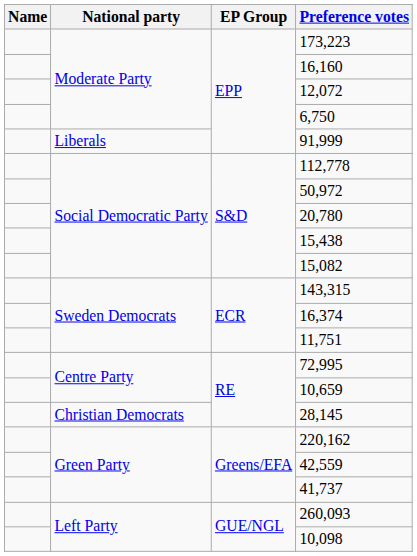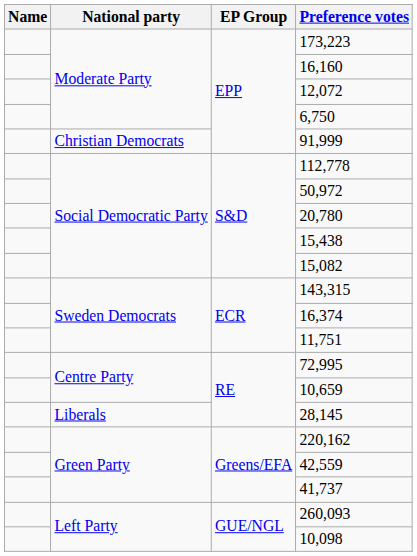(80, 141) Liberals -> (119, 141) Christian Democrats
(119, 414) Christian Democrats -> (80, 414) Liberals
